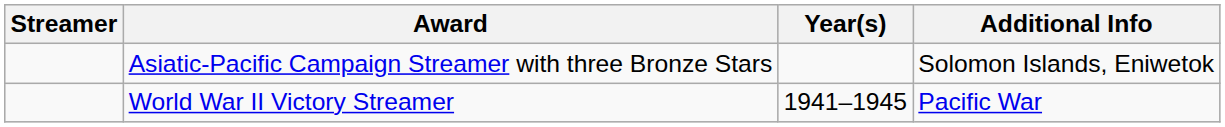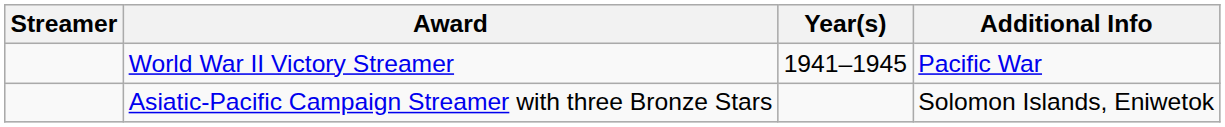rows swapped: (450, 63) <-> (291, 102)
